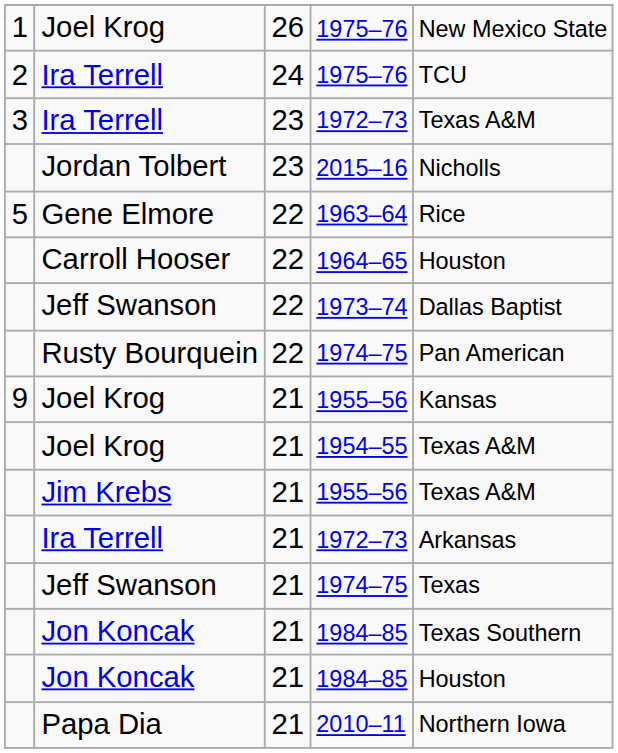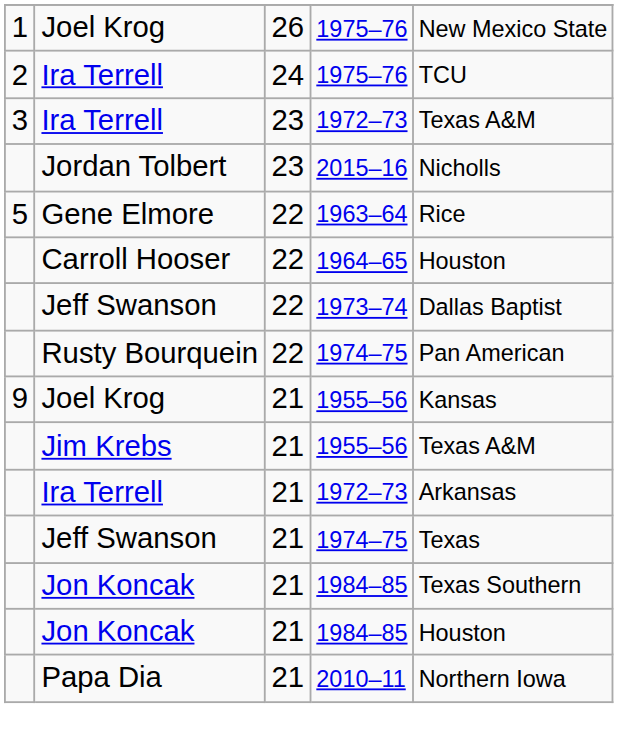- row: (20, 446)
